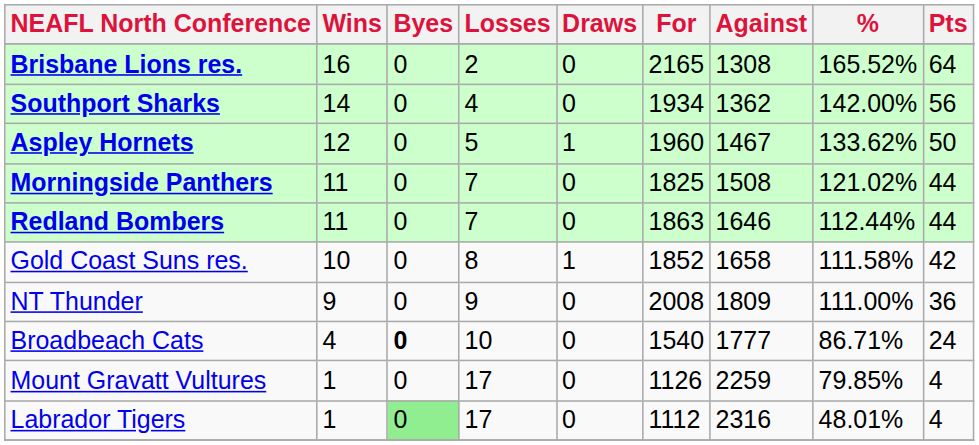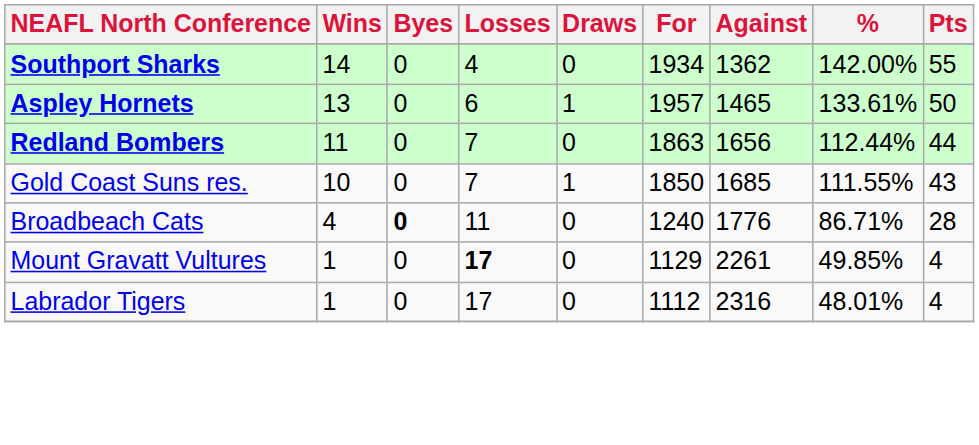- row: (126, 63)
(943, 103) 56 -> (943, 63) 55
(336, 143) 12 -> (336, 103) 13
(472, 143) 5 -> (472, 103) 6
(676, 143) 1960 -> (676, 103) 1957
(743, 143) 1467 -> (743, 103) 1465
(868, 143) 133.62% -> (868, 103) 133.61%
- row: (142, 182)
(743, 222) 1646 -> (743, 143) 1656
(472, 261) 8 -> (472, 182) 7
(676, 261) 1852 -> (676, 182) 1850
(743, 261) 1658 -> (743, 182) 1685
(866, 261) 111.58% -> (866, 182) 111.55%
(943, 261) 42 -> (943, 182) 43
- row: (77, 301)
(478, 340) 10 -> (478, 222) 11
(676, 340) 1540 -> (676, 222) 1240
(743, 340) 1777 -> (743, 222) 1776
(943, 340) 24 -> (943, 222) 28
(478, 380) normal -> (478, 261) bold
(675, 380) 1126 -> (675, 261) 1129
(743, 380) 2259 -> (743, 261) 2261
(861, 380) 79.85% -> (861, 261) 49.85%
(400, 420) lightgreen background -> (400, 301) no background
